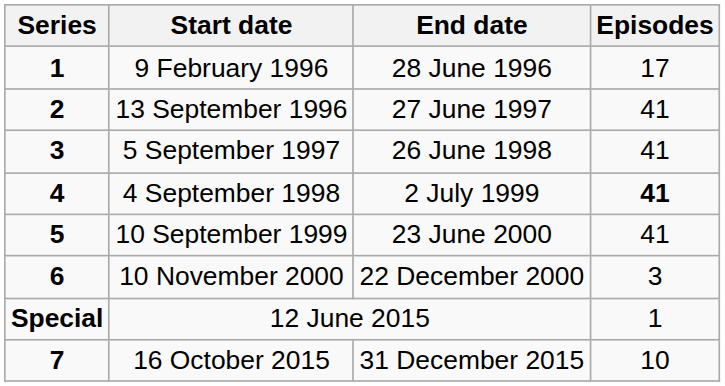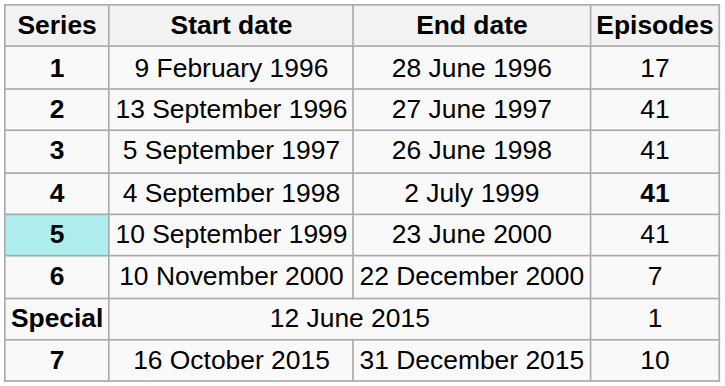(57, 234) no background -> (57, 234) paleturquoise background
(655, 276) 3 -> (655, 276) 7
